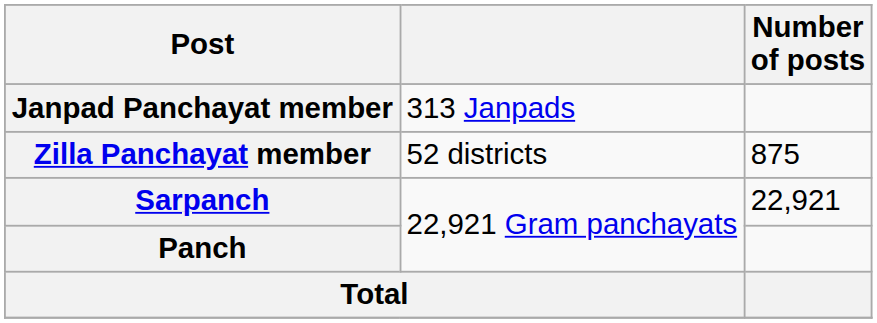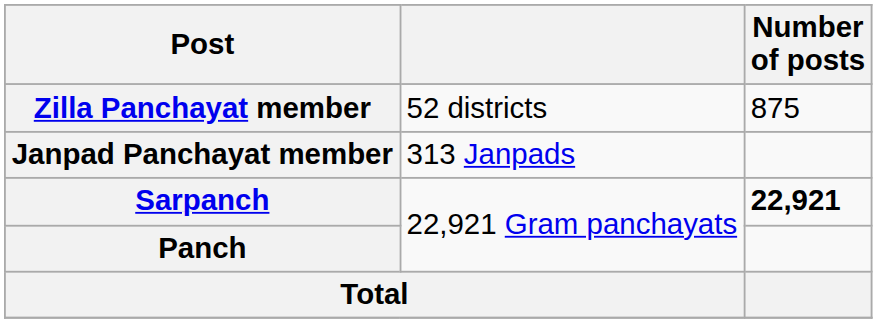rows swapped: (202, 154) <-> (202, 107)
(796, 201) normal -> (796, 201) bold
